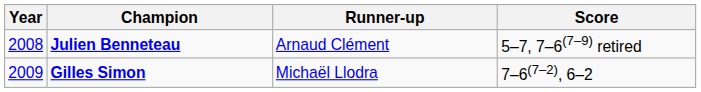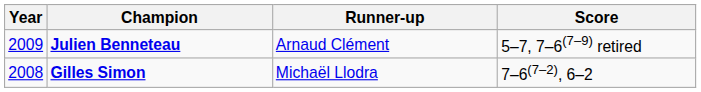(26, 44) 2008 -> (26, 44) 2009
(26, 73) 2009 -> (26, 73) 2008
